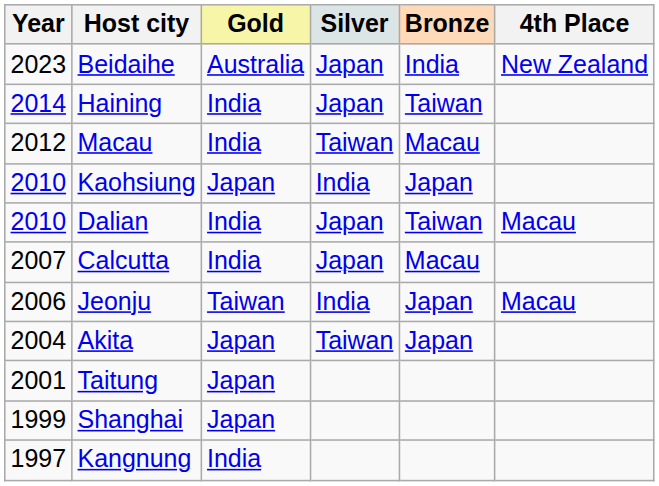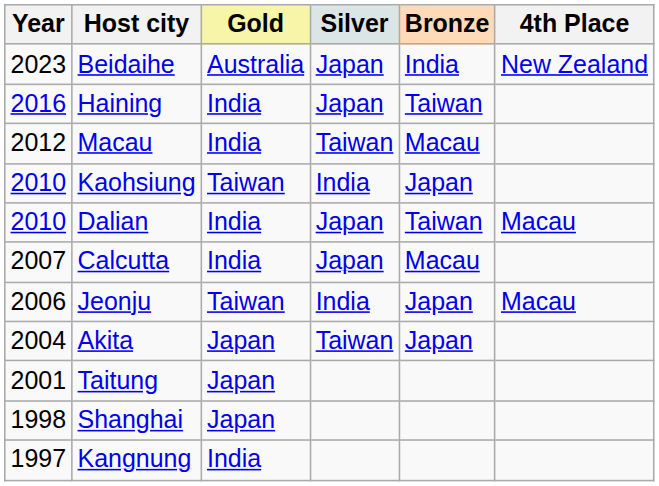(38, 103) 2014 -> (38, 103) 2016
(241, 182) Japan -> (246, 182) Taiwan
(38, 420) 1999 -> (38, 420) 1998
